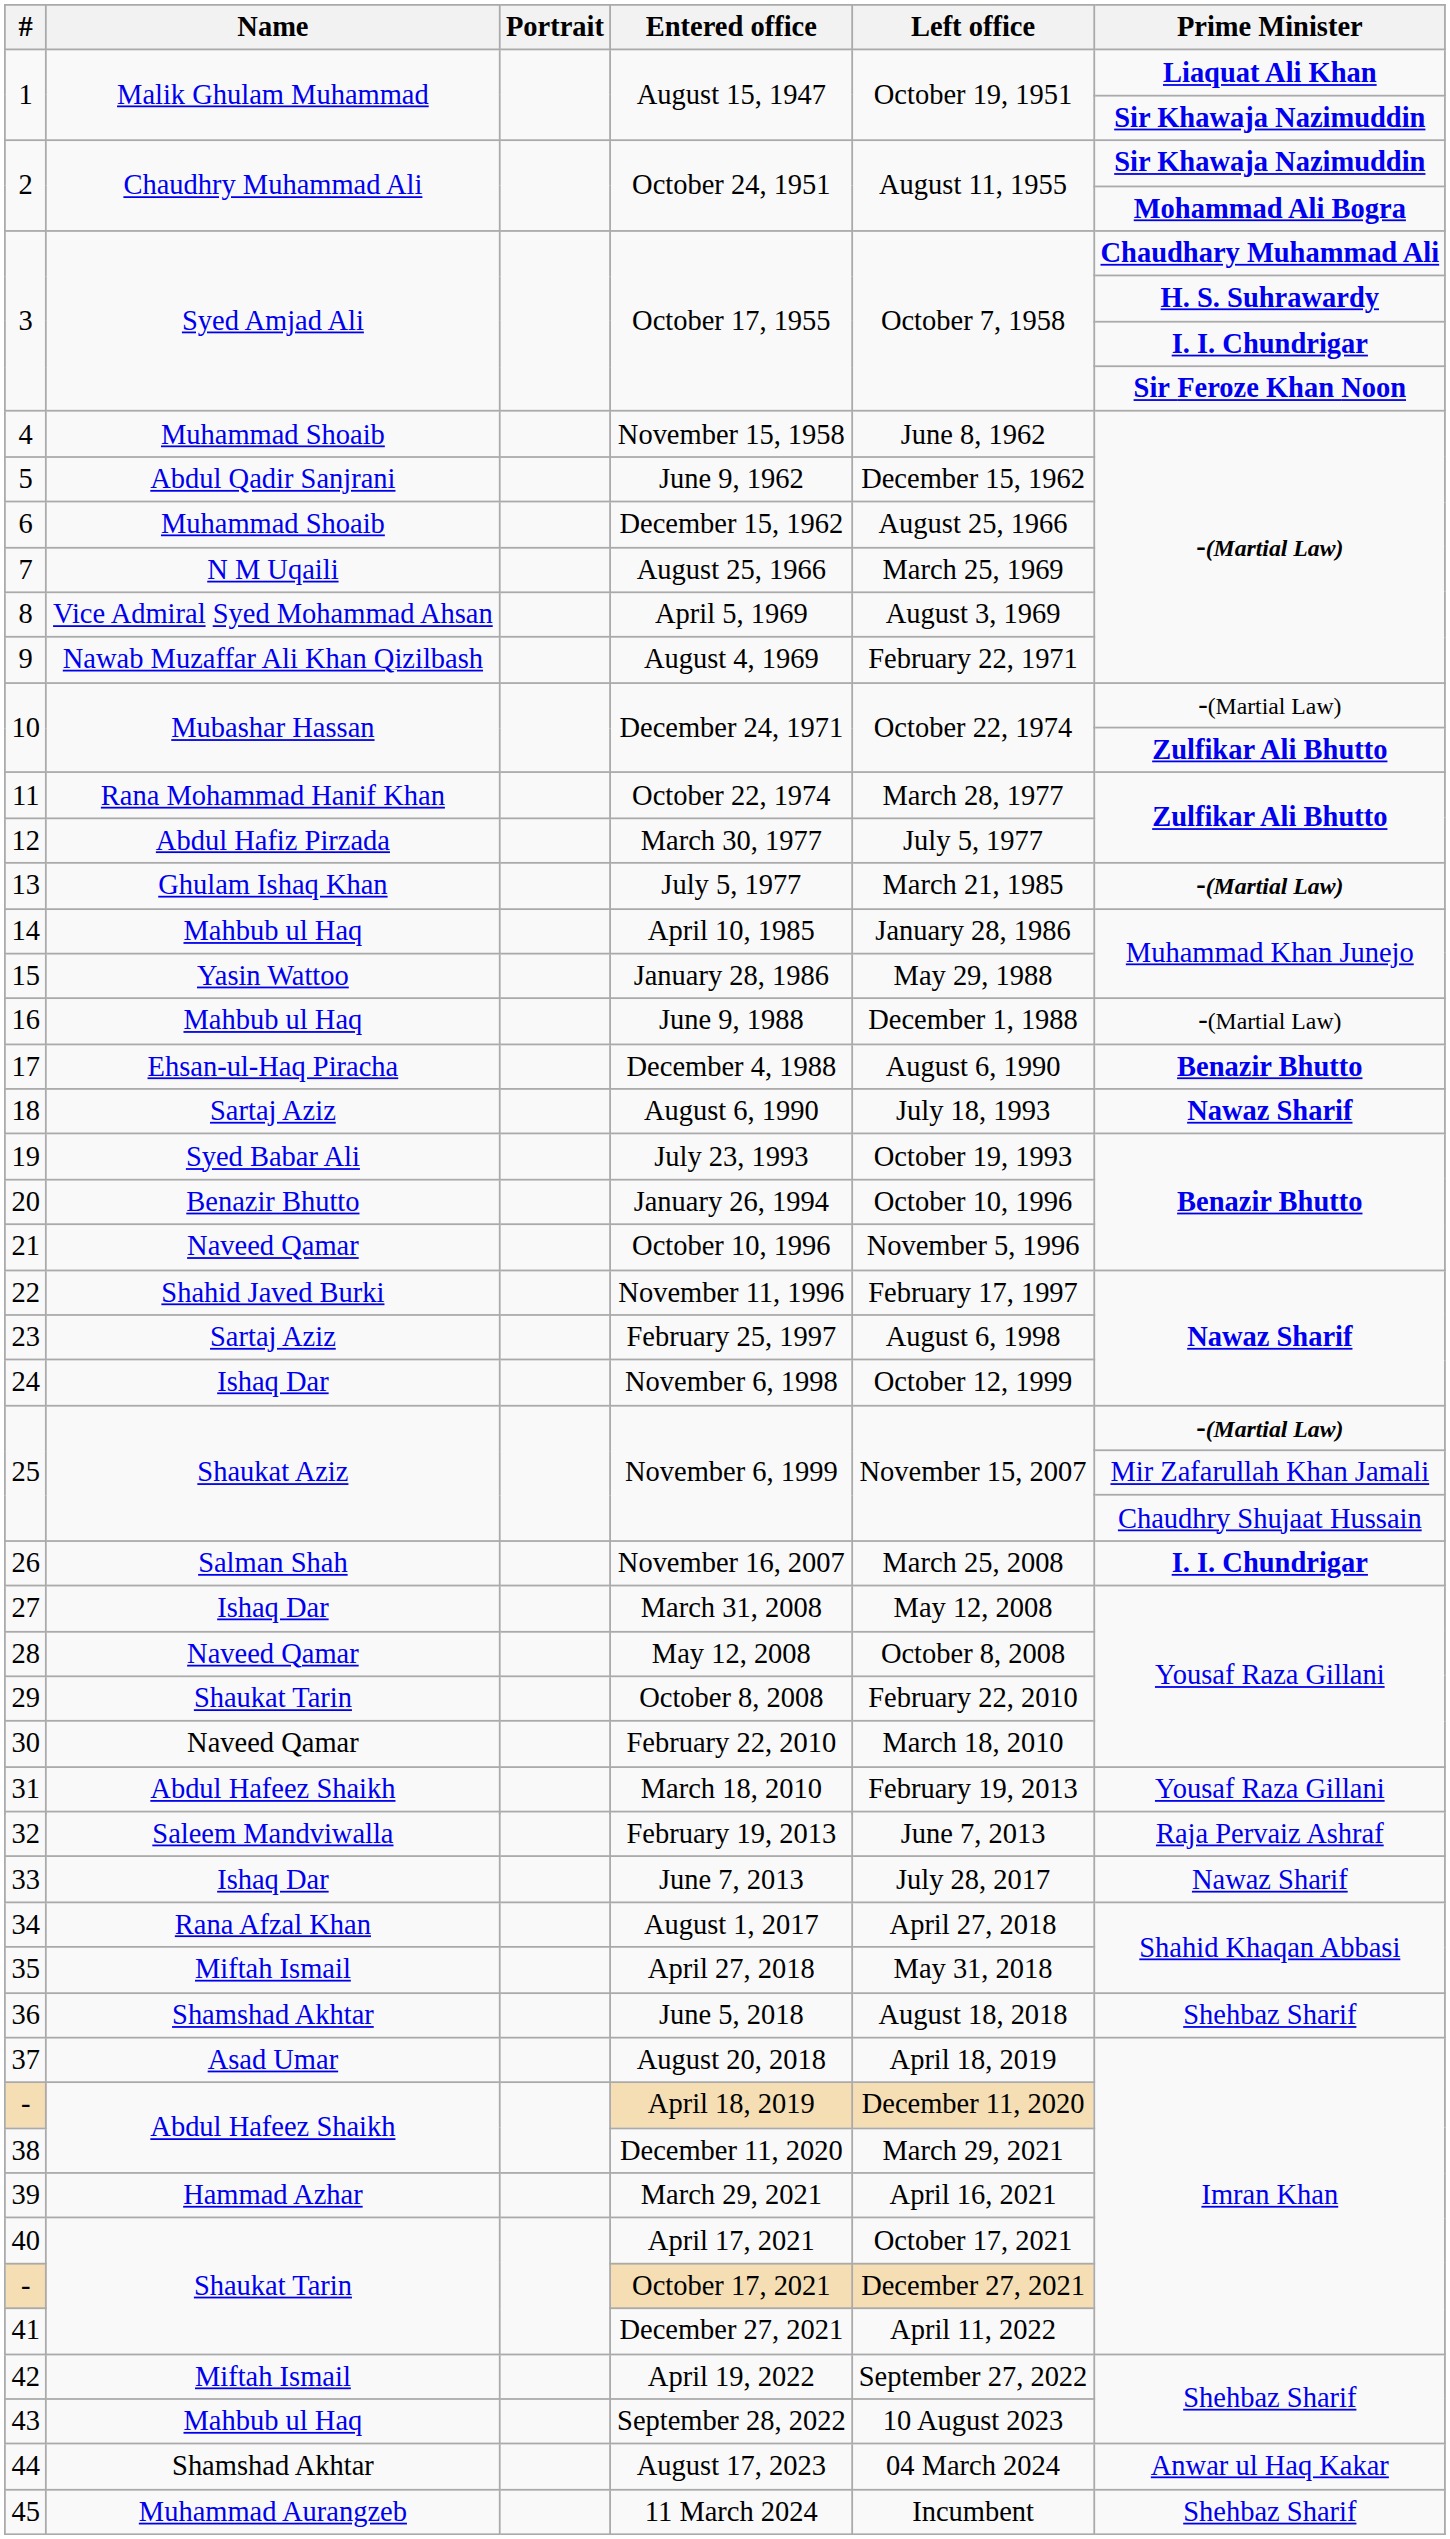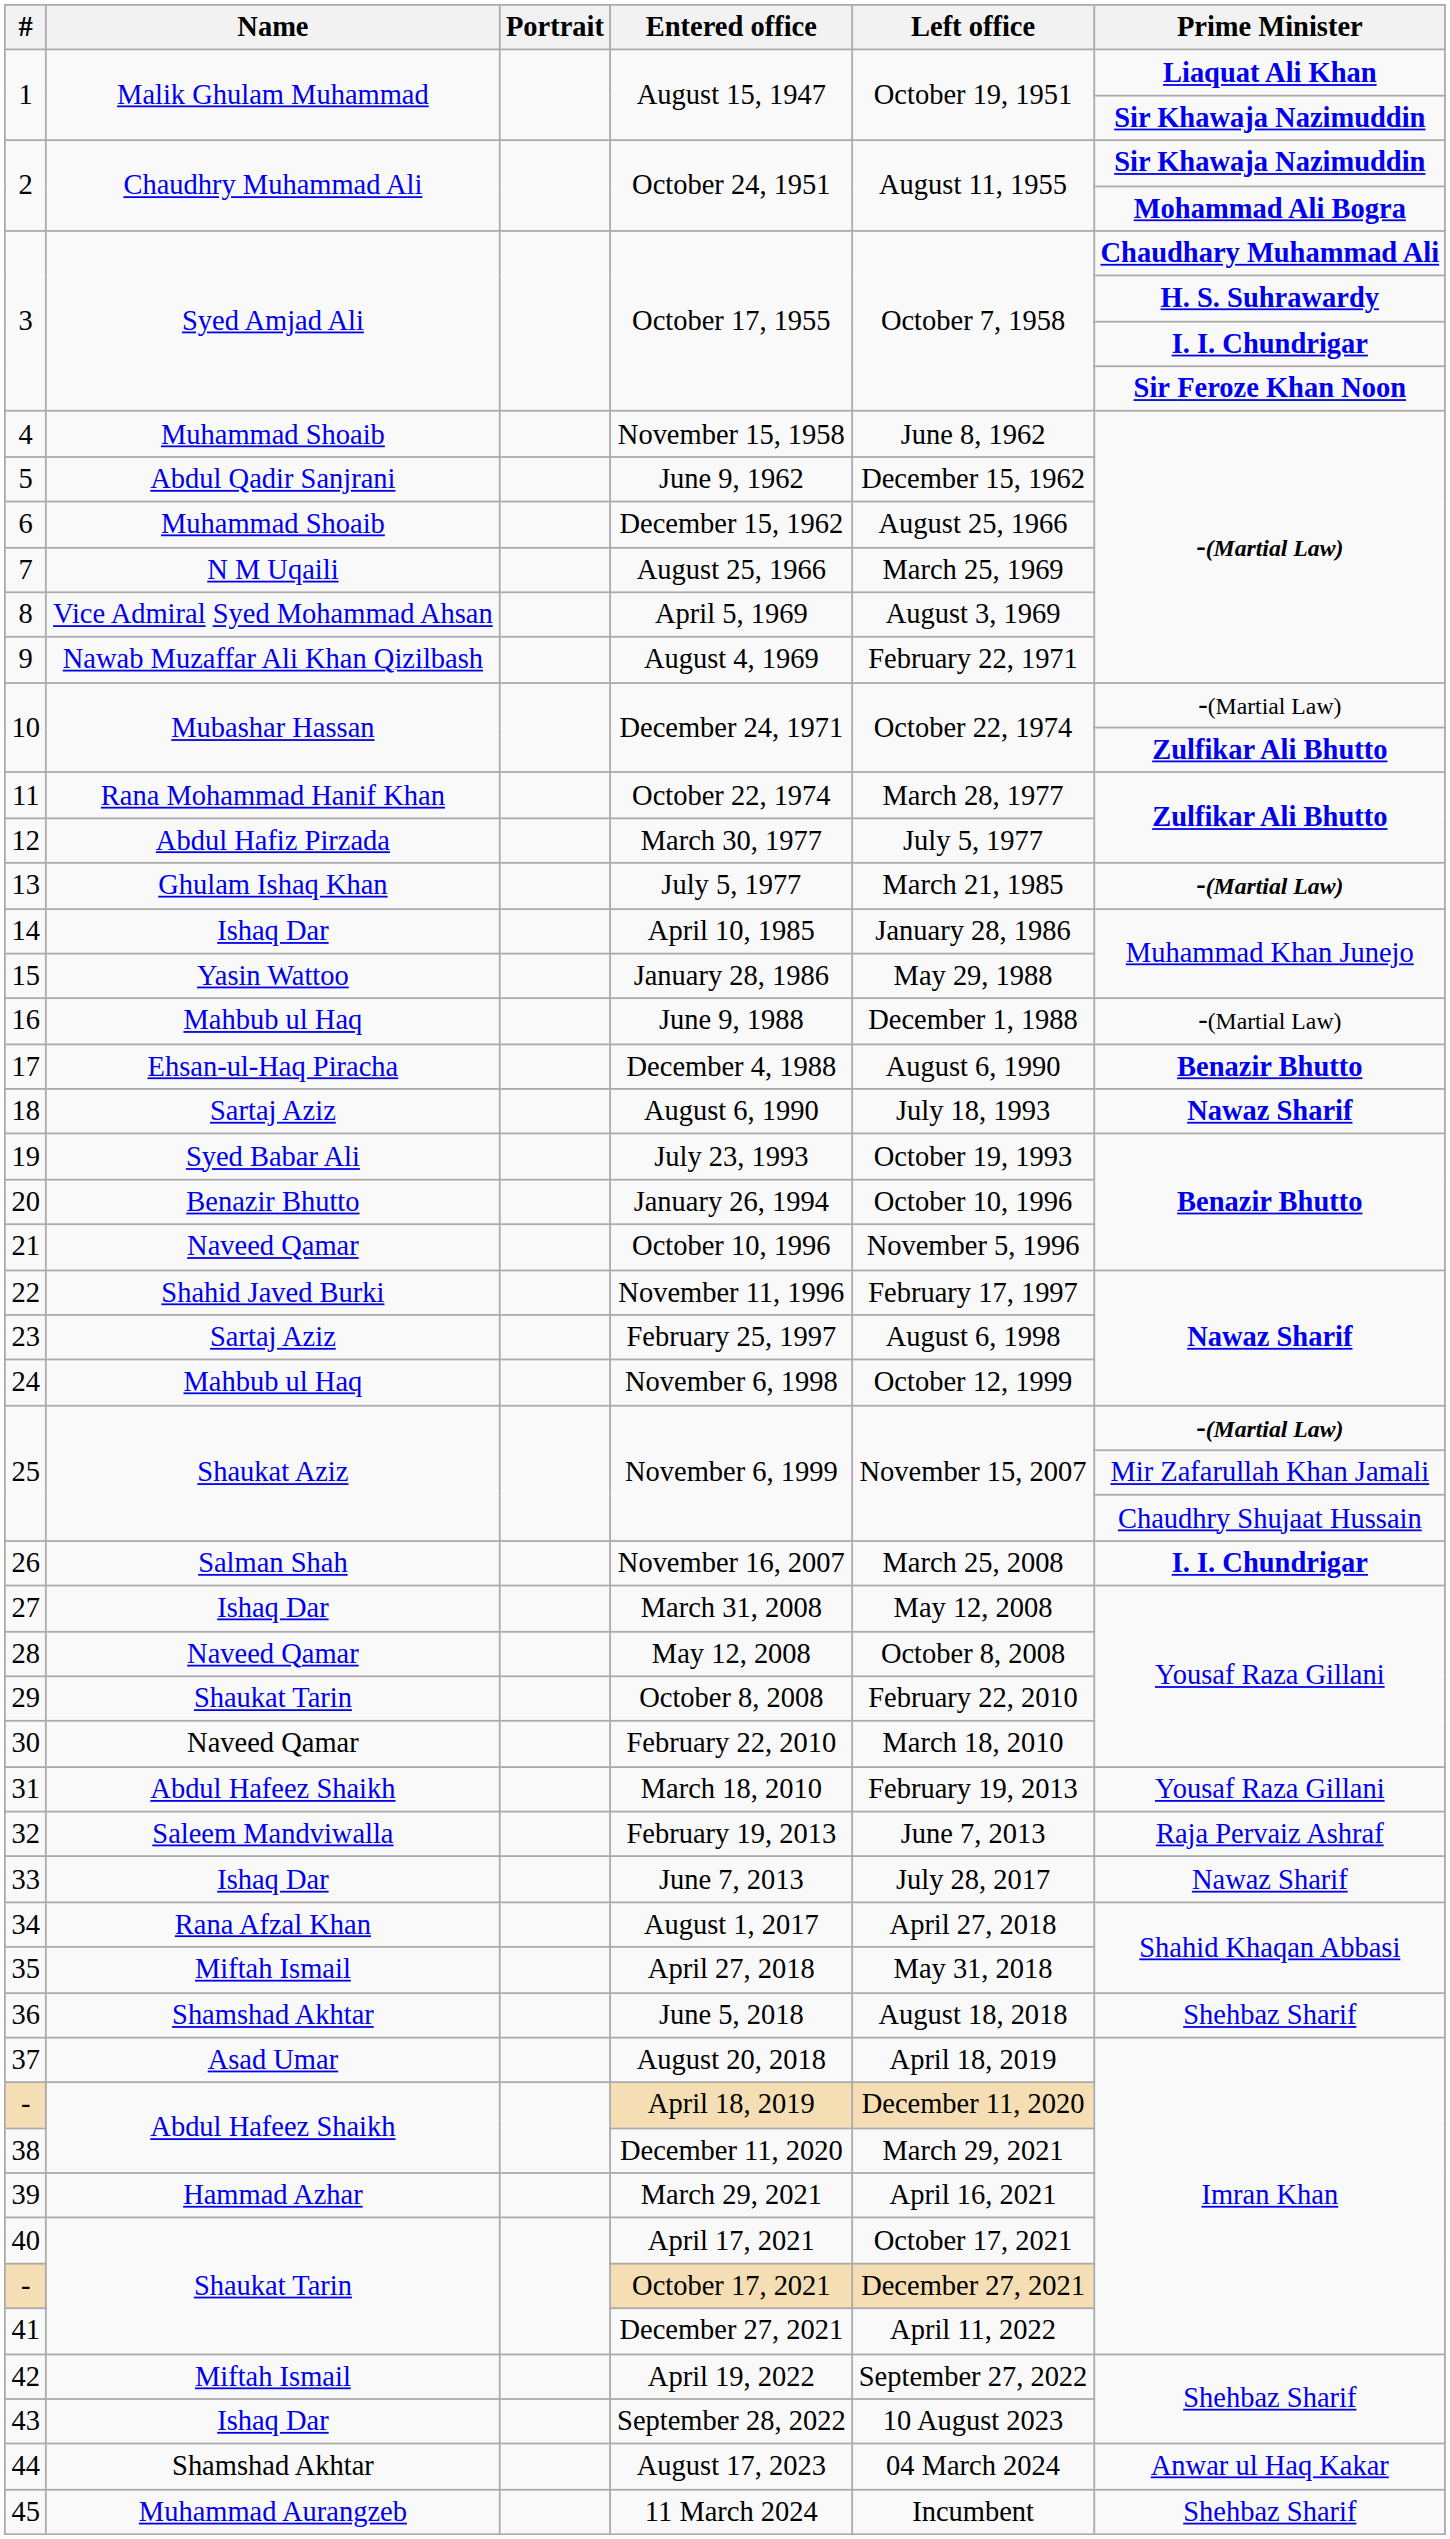(273, 930) Mahbub ul Haq -> (273, 930) Ishaq Dar
(273, 1382) Ishaq Dar -> (273, 1382) Mahbub ul Haq
(273, 2420) Mahbub ul Haq -> (273, 2420) Ishaq Dar
